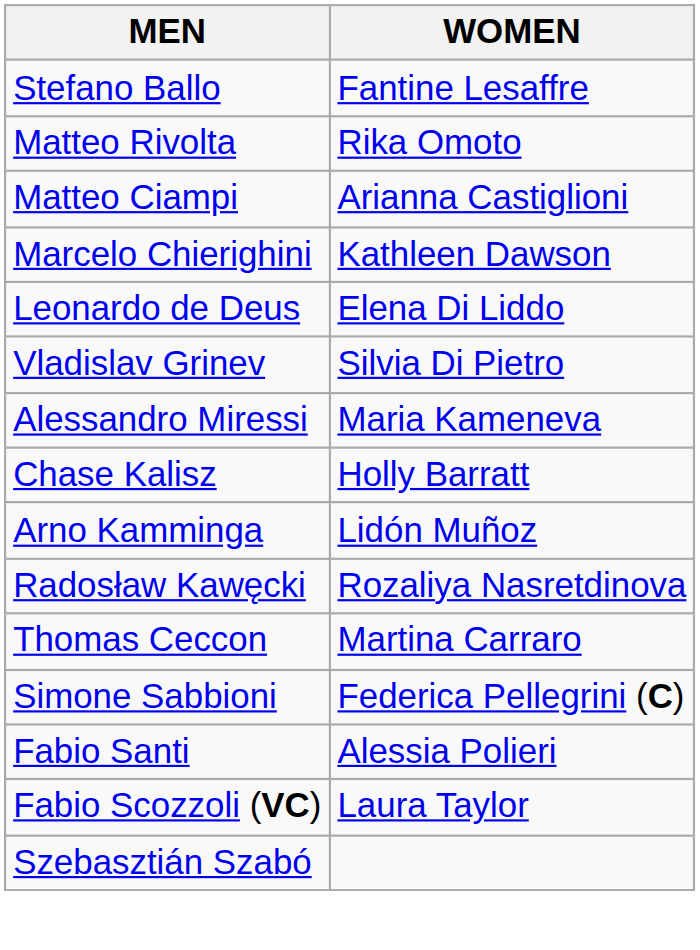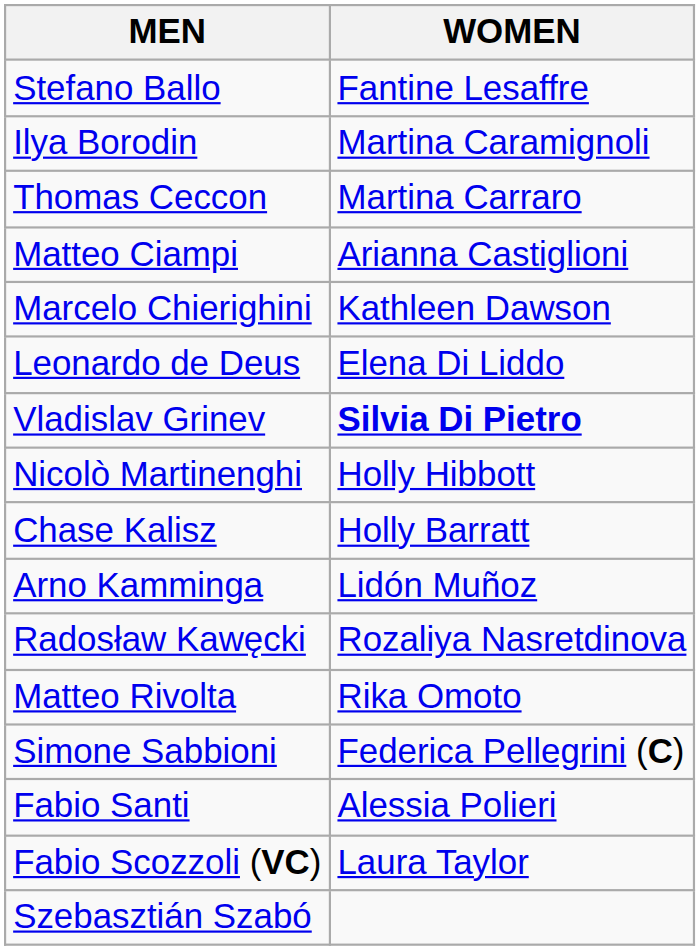+ row: (105, 142)
rows swapped: (140, 640) <-> (125, 142)
(451, 364) normal -> (460, 419) bold
+ row: (158, 474)
- row: (160, 419)
